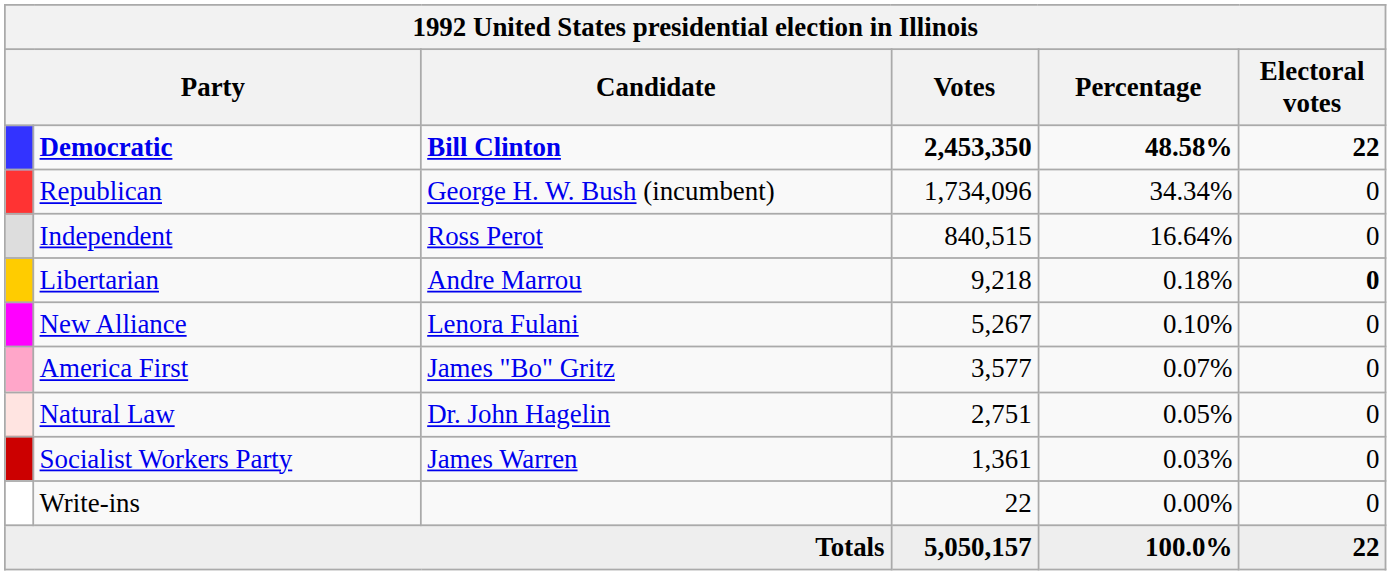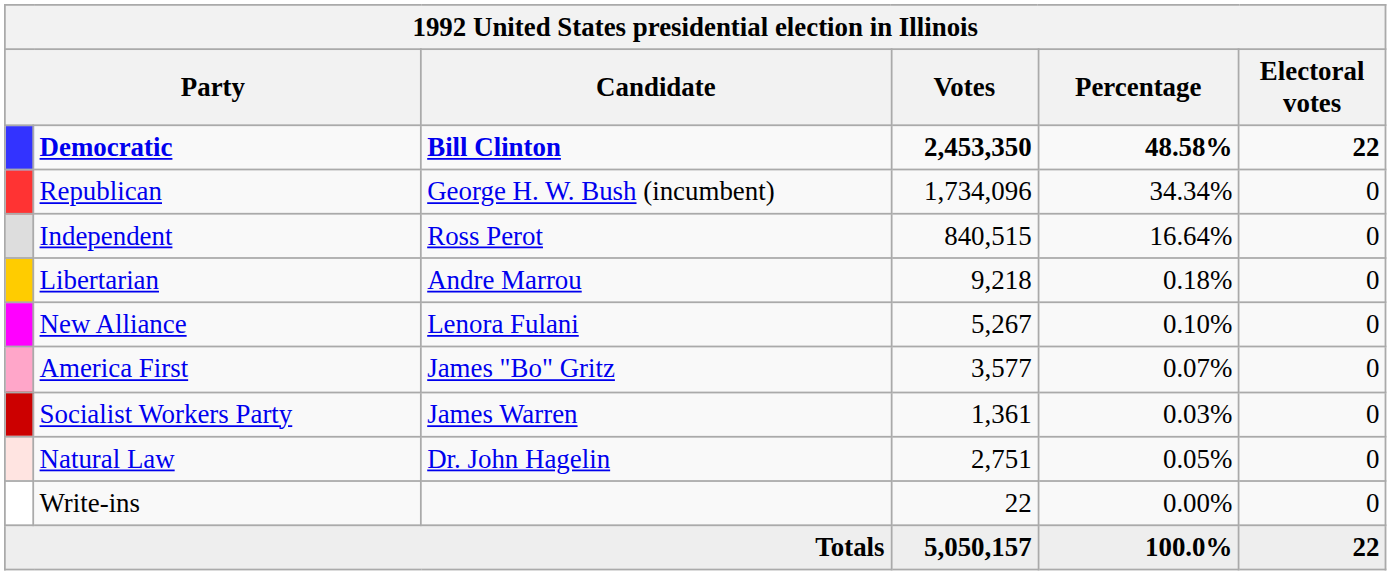(1373, 280) bold -> (1373, 280) normal
rows swapped: (107, 413) <-> (166, 457)
